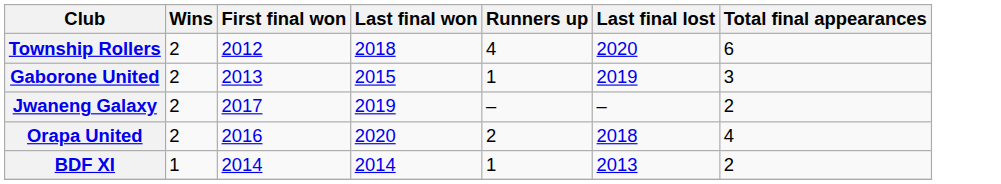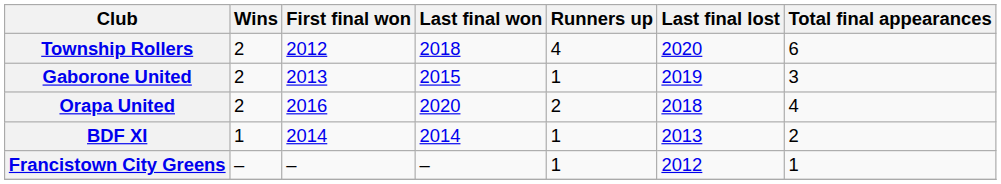- row: (85, 106)
+ row: (117, 164)
